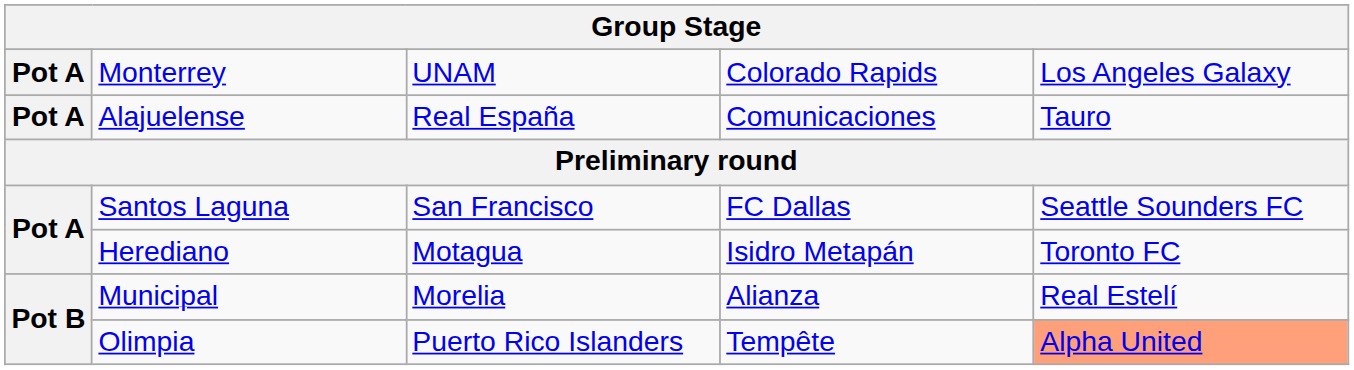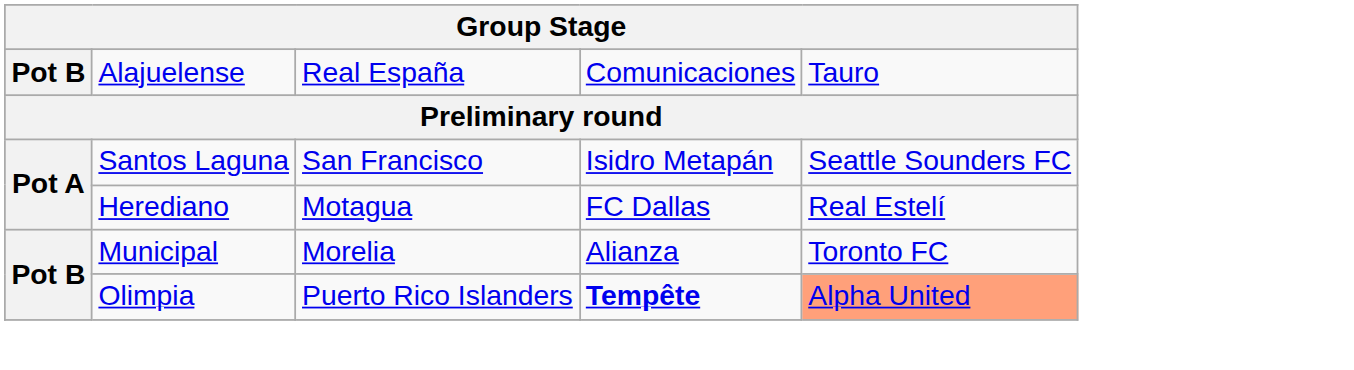- row: (162, 71)
(48, 116) Pot A -> (48, 71) Pot B
(788, 206) FC Dallas -> (680, 161) Isidro Metapán
(820, 251) Isidro Metapán -> (648, 206) FC Dallas
(1110, 251) Toronto FC -> (877, 206) Real Estelí
(1109, 296) Real Estelí -> (878, 251) Toronto FC
(781, 341) normal -> (643, 296) bold
